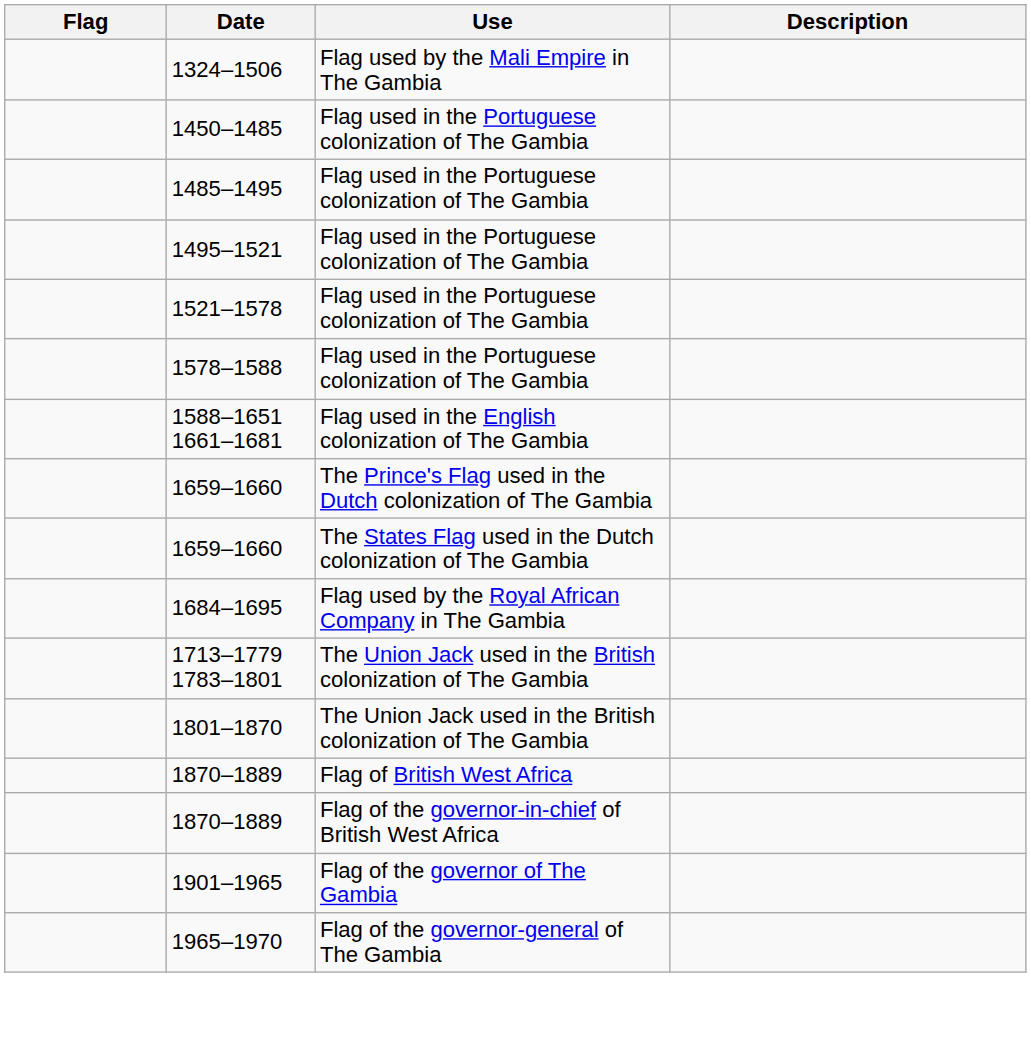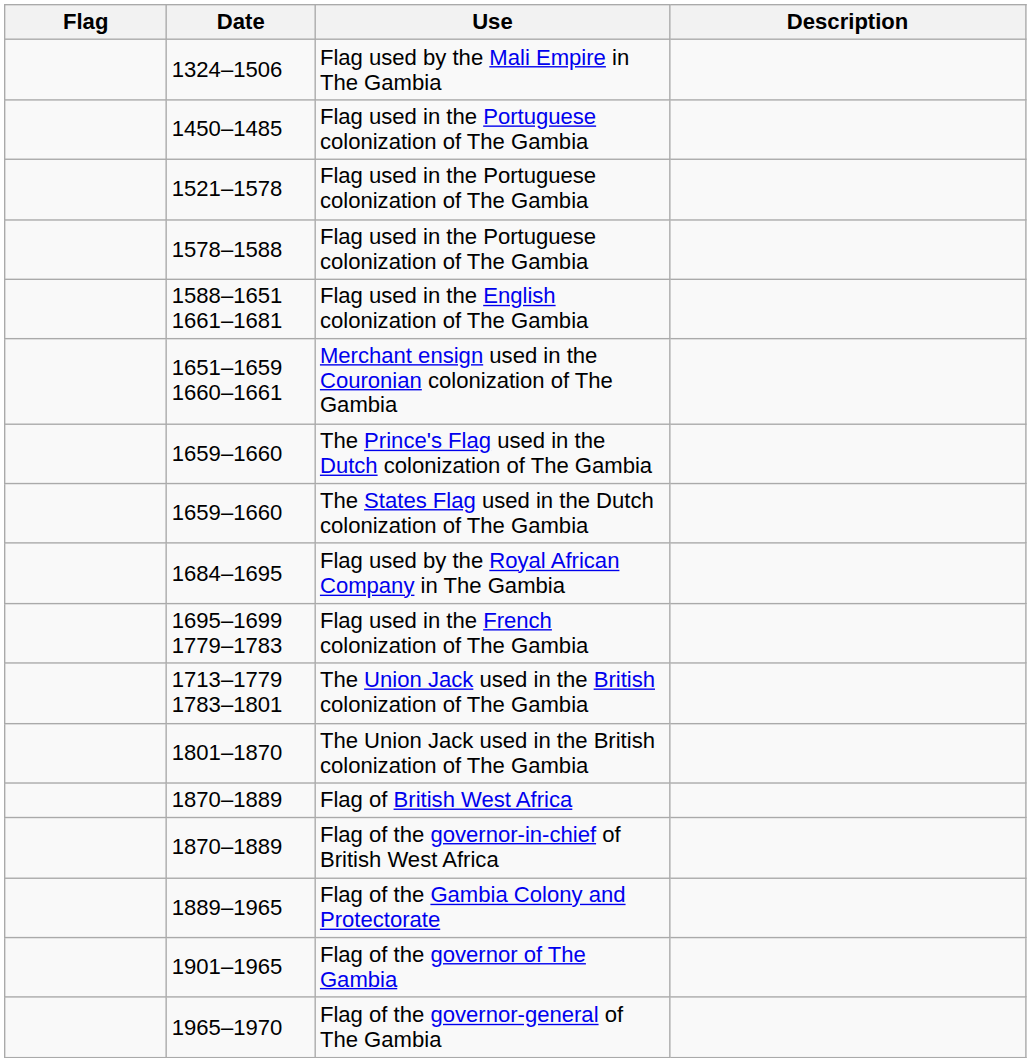- row: (227, 189)
- row: (227, 249)
+ row: (227, 381)
+ row: (227, 633)
+ row: (227, 907)
